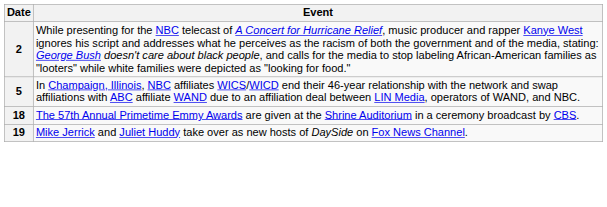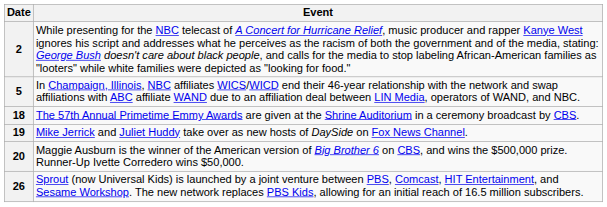+ row: (19, 156)
+ row: (19, 186)
